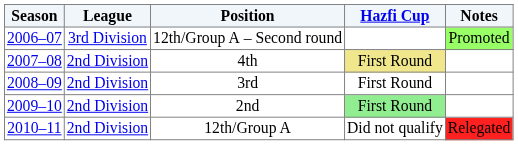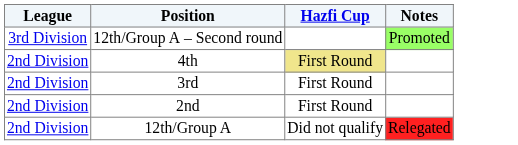- column: (34, 15)
(395, 105) lightgreen background -> (335, 105) no background
